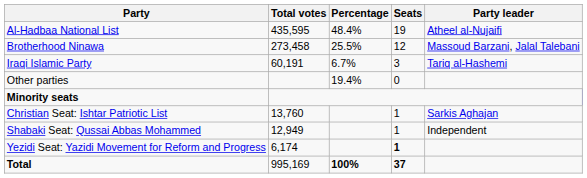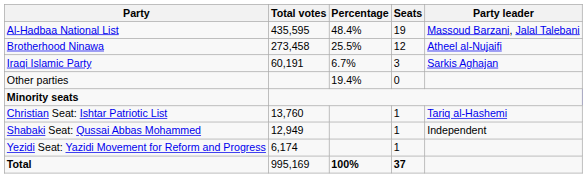(464, 30) Atheel al-Nujaifi -> (503, 30) Massoud Barzani, Jalal Talebani
(503, 47) Massoud Barzani, Jalal Talebani -> (464, 47) Atheel al-Nujaifi
(467, 64) Tariq al-Hashemi -> (463, 64) Sarkis Aghajan
(463, 114) Sarkis Aghajan -> (467, 114) Tariq al-Hashemi
(397, 148) bold -> (397, 148) normal
